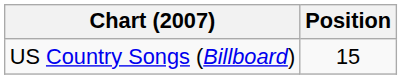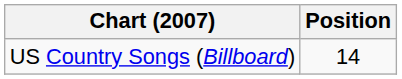(348, 56) 15 -> (348, 56) 14
